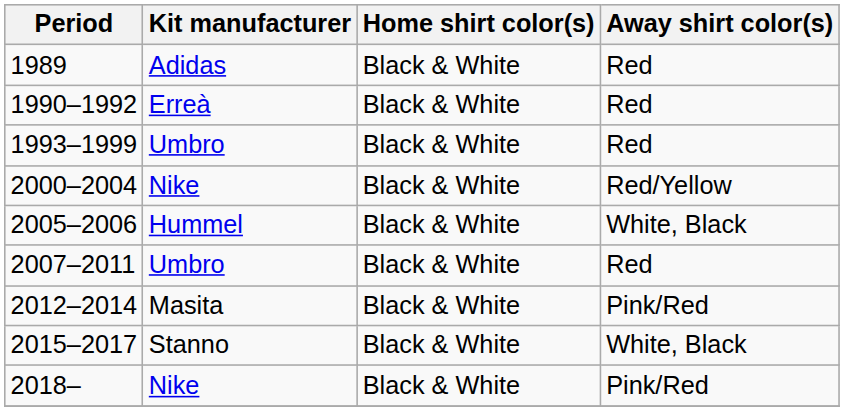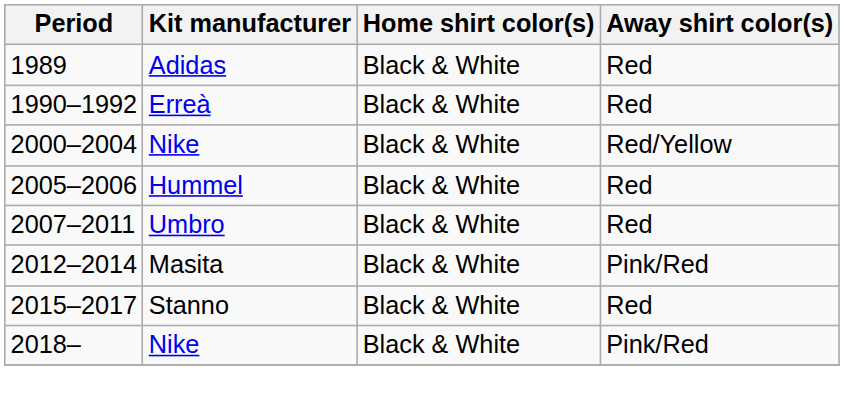- row: (74, 144)
(676, 225) White, Black -> (629, 184) Red
(676, 345) White, Black -> (629, 305) Red
